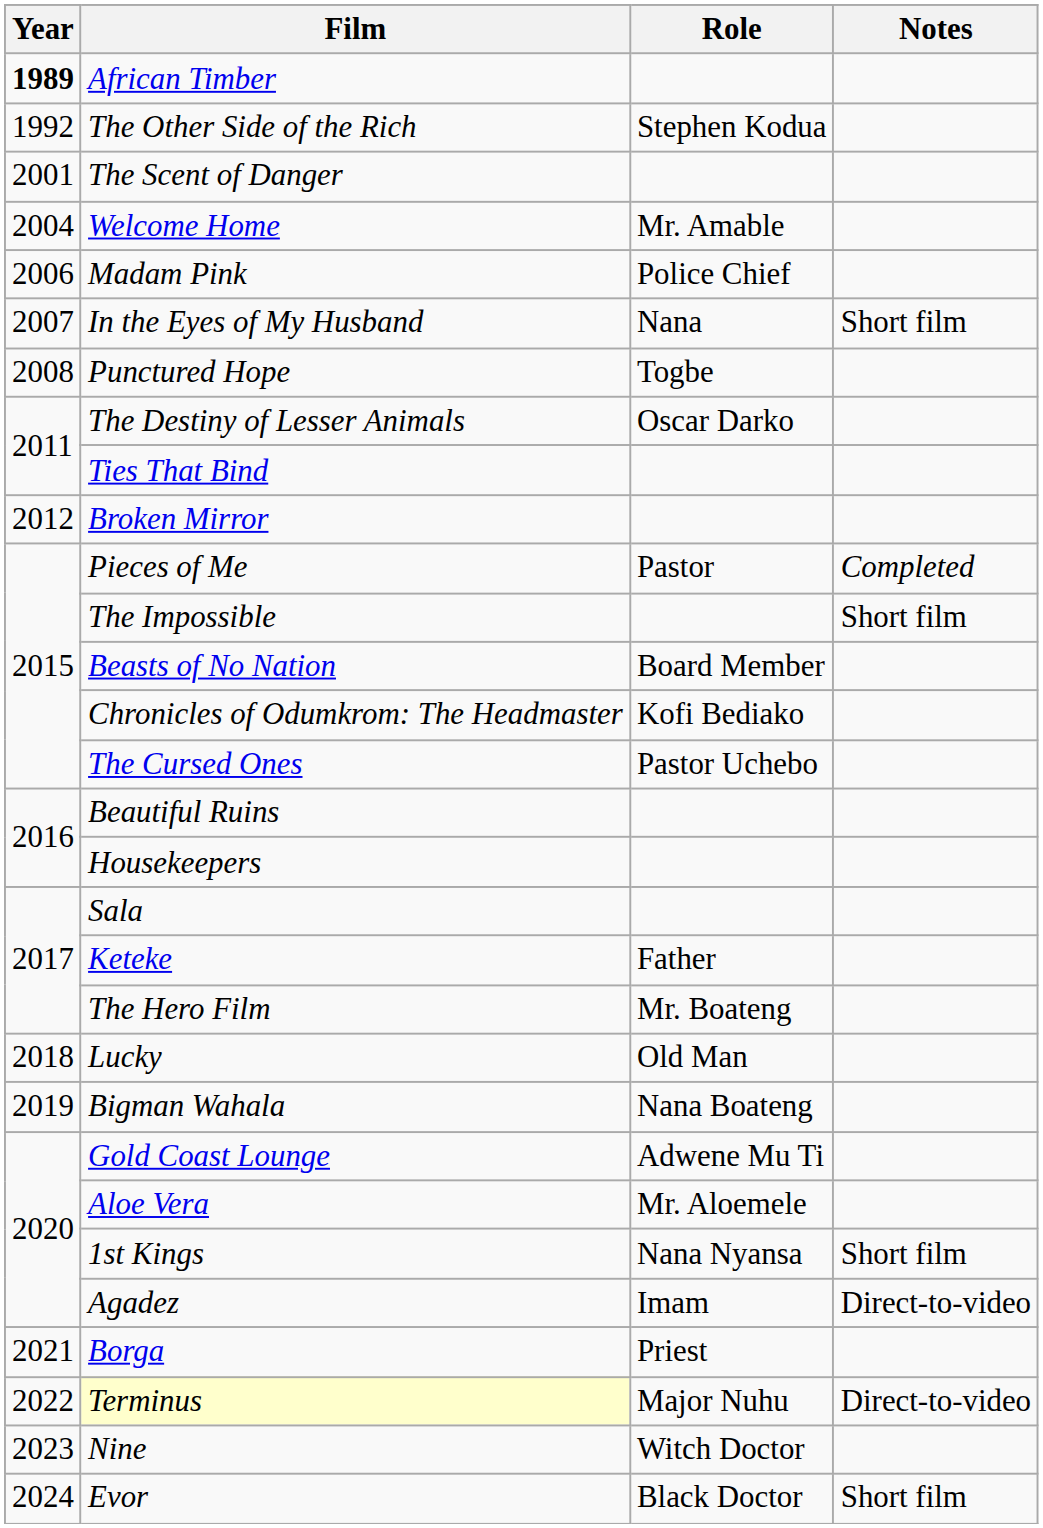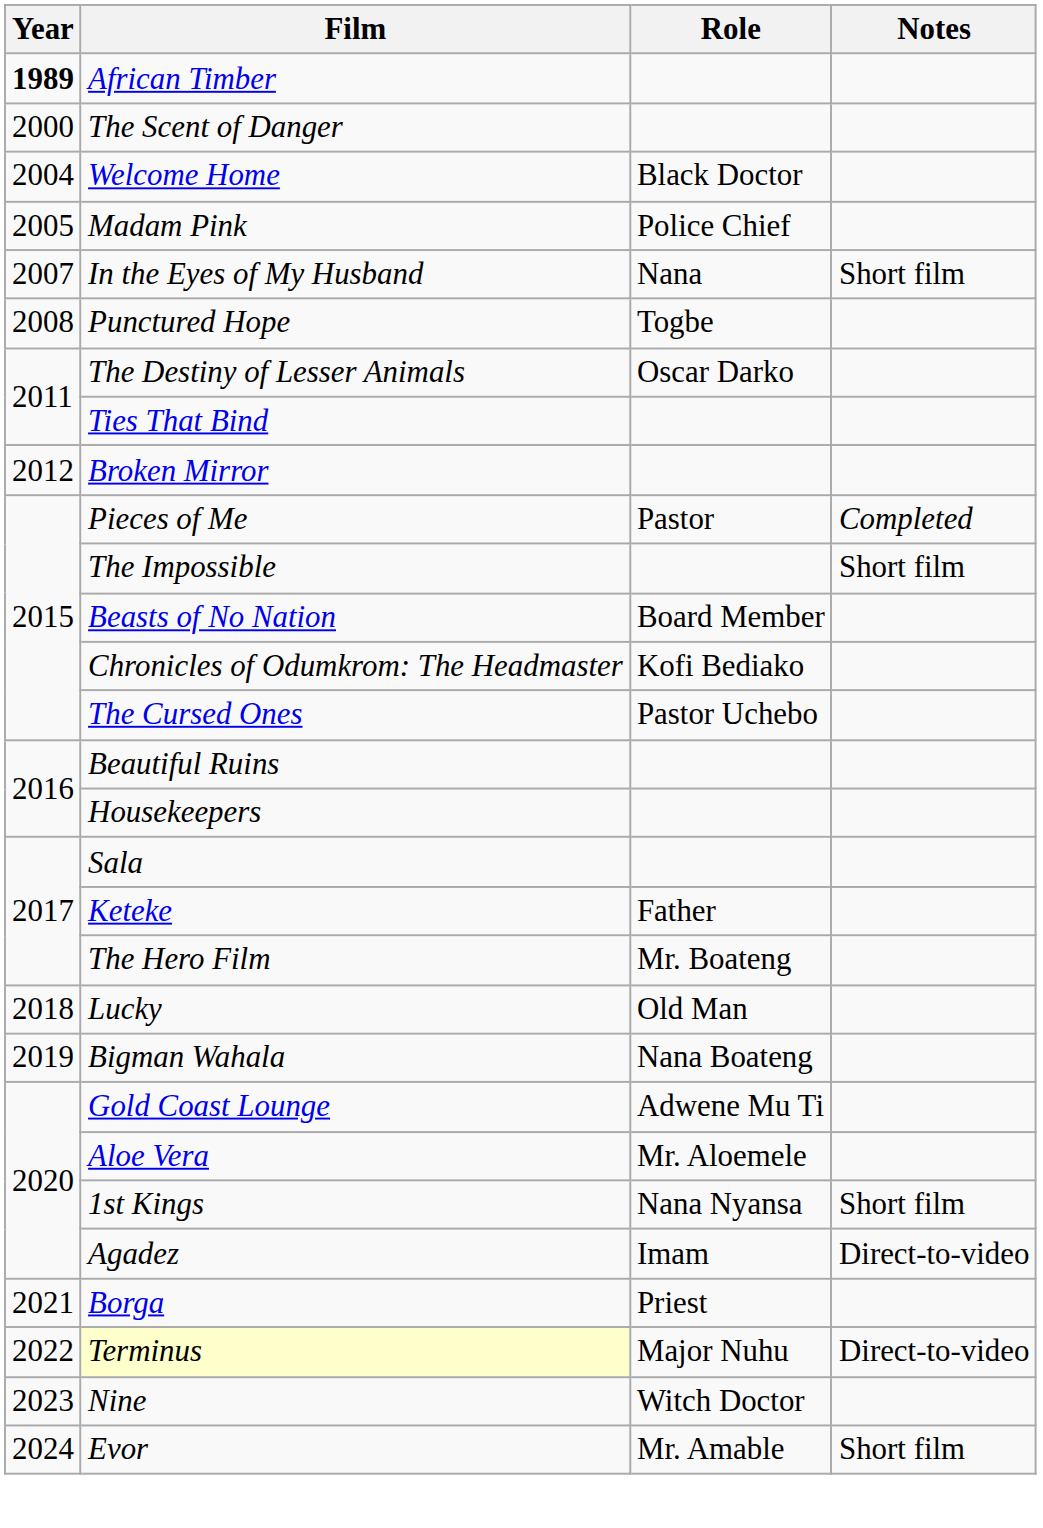- row: (252, 126)
(43, 175) 2001 -> (43, 126) 2000
(711, 224) Mr. Amable -> (720, 175) Black Doctor
(43, 273) 2006 -> (43, 224) 2005
(720, 1498) Black Doctor -> (711, 1449) Mr. Amable
